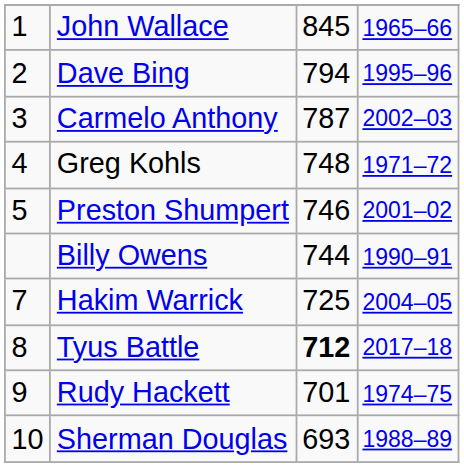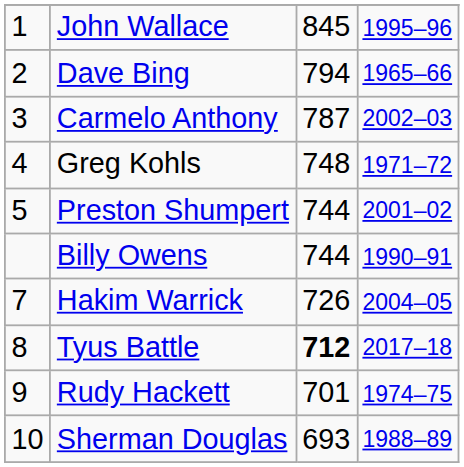(407, 28) 1965–66 -> (407, 28) 1995–96
(407, 73) 1995–96 -> (407, 73) 1965–66
(326, 210) 746 -> (326, 210) 744
(326, 301) 725 -> (326, 301) 726
